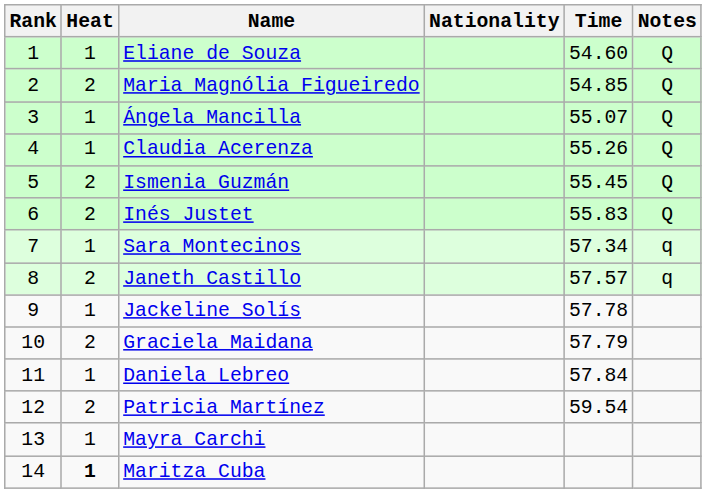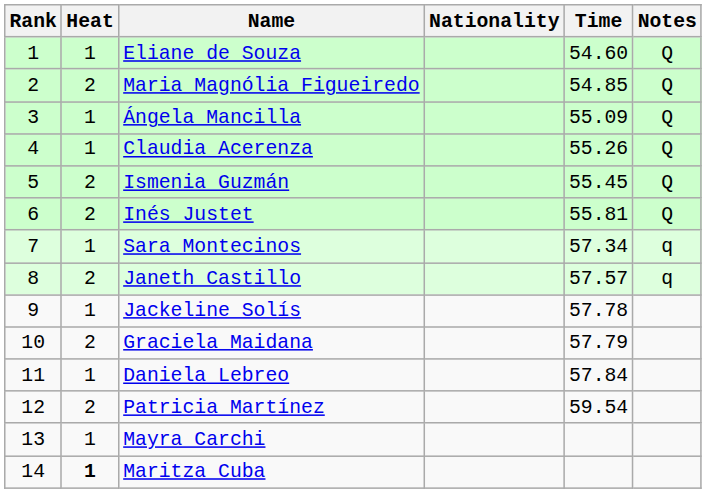(599, 117) 55.07 -> (599, 117) 55.09
(599, 214) 55.83 -> (599, 214) 55.81
